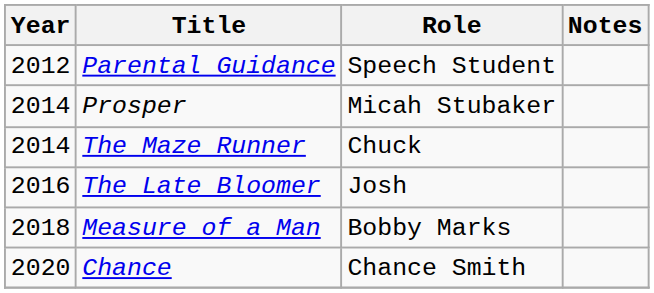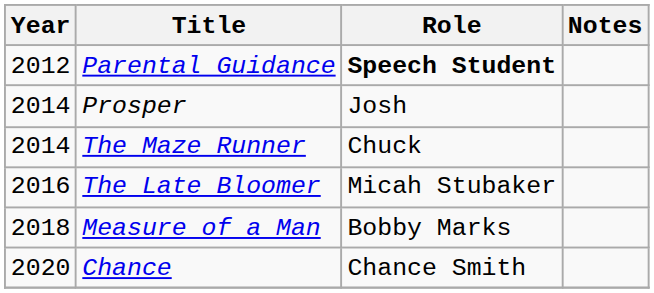(452, 66) normal -> (452, 66) bold
(452, 106) Micah Stubaker -> (377, 106) Josh
(377, 187) Josh -> (452, 187) Micah Stubaker
